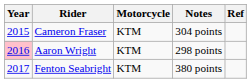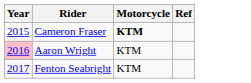- column: (199, 13)
(129, 31) normal -> (130, 31) bold
